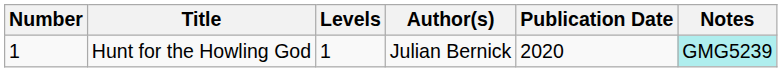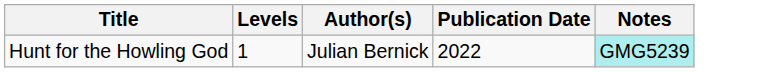- column: (46, 19)
(542, 50) 2020 -> (459, 50) 2022
